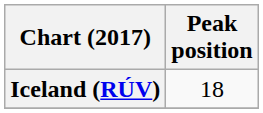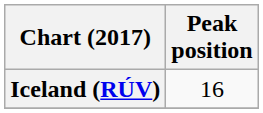(212, 88) 18 -> (212, 88) 16
